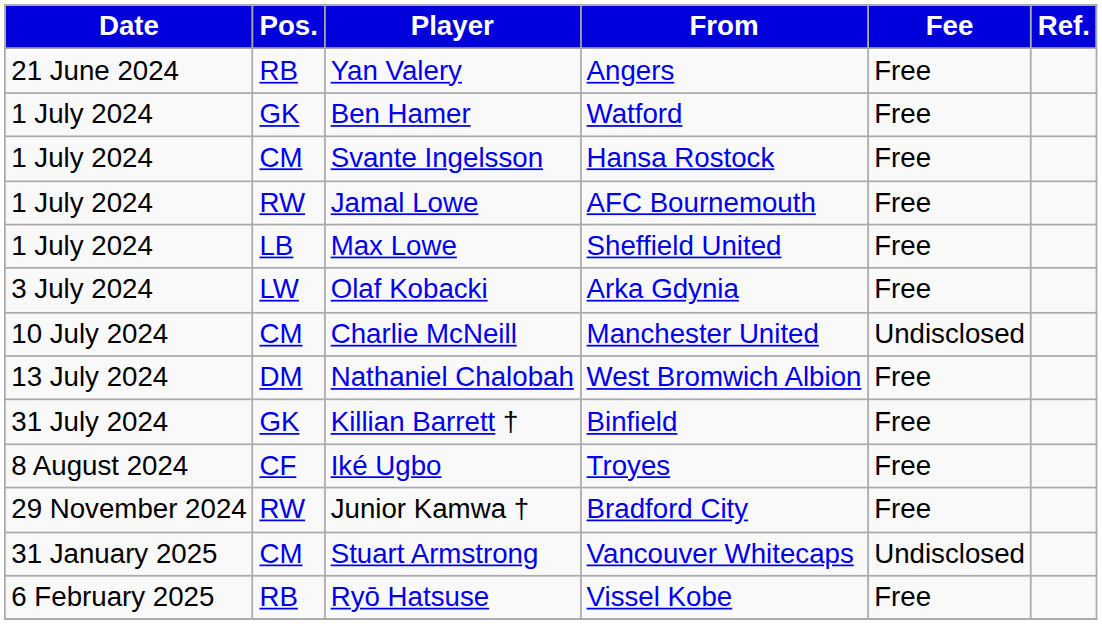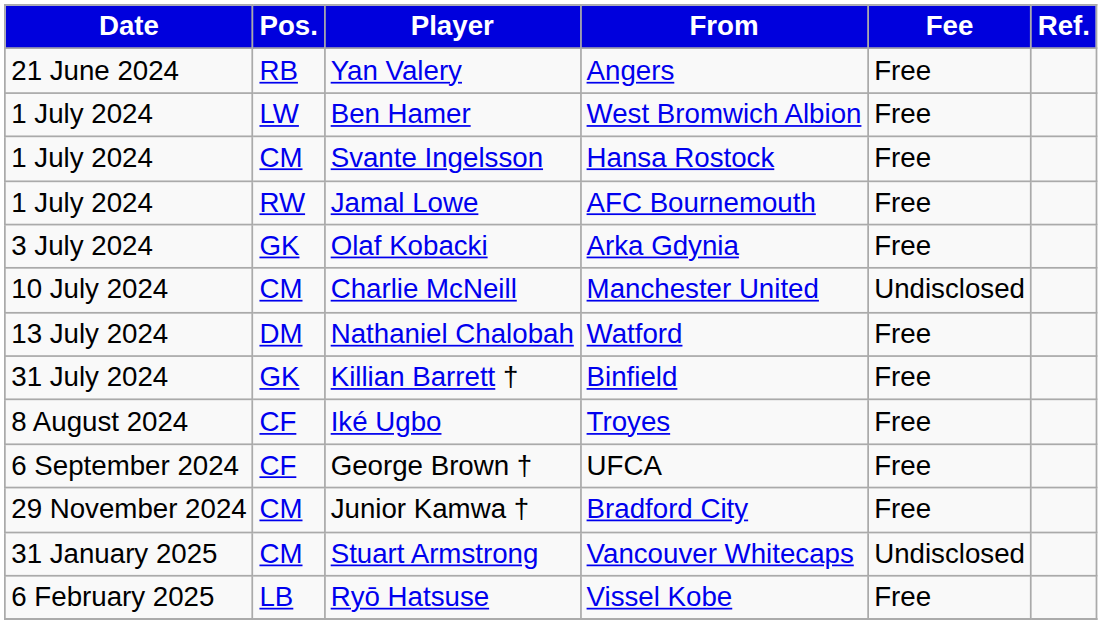(279, 114) GK -> (279, 114) LW
(635, 114) Watford -> (724, 114) West Bromwich Albion
- row: (394, 245)
(279, 289) LW -> (279, 245) GK
(724, 377) West Bromwich Albion -> (635, 333) Watford
+ row: (431, 465)
(282, 509) RW -> (281, 509) CM
(279, 597) RB -> (276, 597) LB
